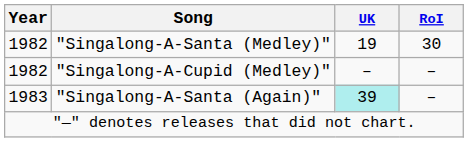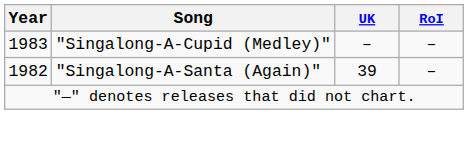- row: (193, 45)
(28, 71) 1982 -> (28, 45) 1983
(28, 98) 1983 -> (28, 71) 1982
(367, 98) paleturquoise background -> (367, 71) no background
